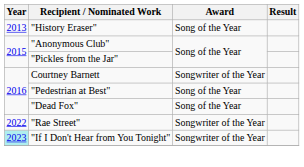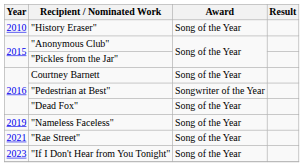(17, 28) 2013 -> (17, 28) 2010
(220, 75) Songwriter of the Year -> (208, 75) Song of the Year
(208, 91) Song of the Year -> (220, 91) Songwriter of the Year
+ row: (72, 122)
(17, 122) 2022 -> (17, 138) 2021
(220, 122) Songwriter of the Year -> (208, 138) Song of the Year
(17, 138) paleturquoise background -> (17, 153) no background
(220, 138) Songwriter of the Year -> (208, 153) Song of the Year
